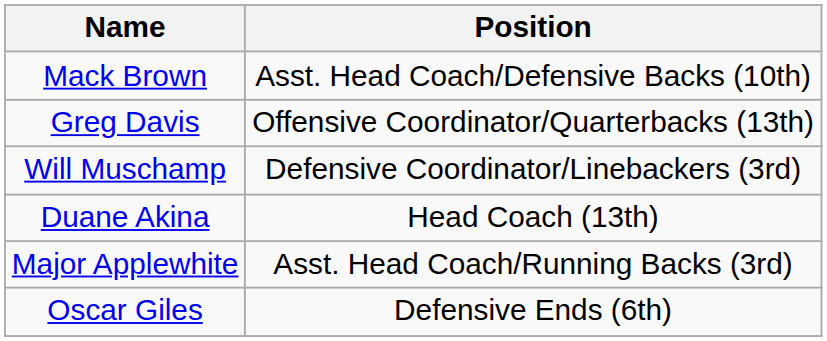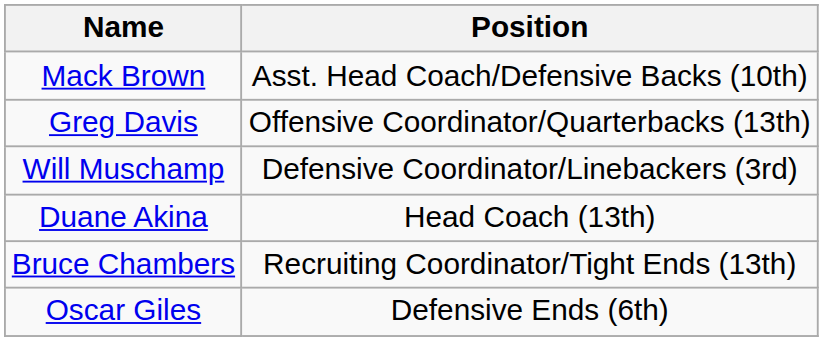- row: (125, 264)
+ row: (123, 264)
